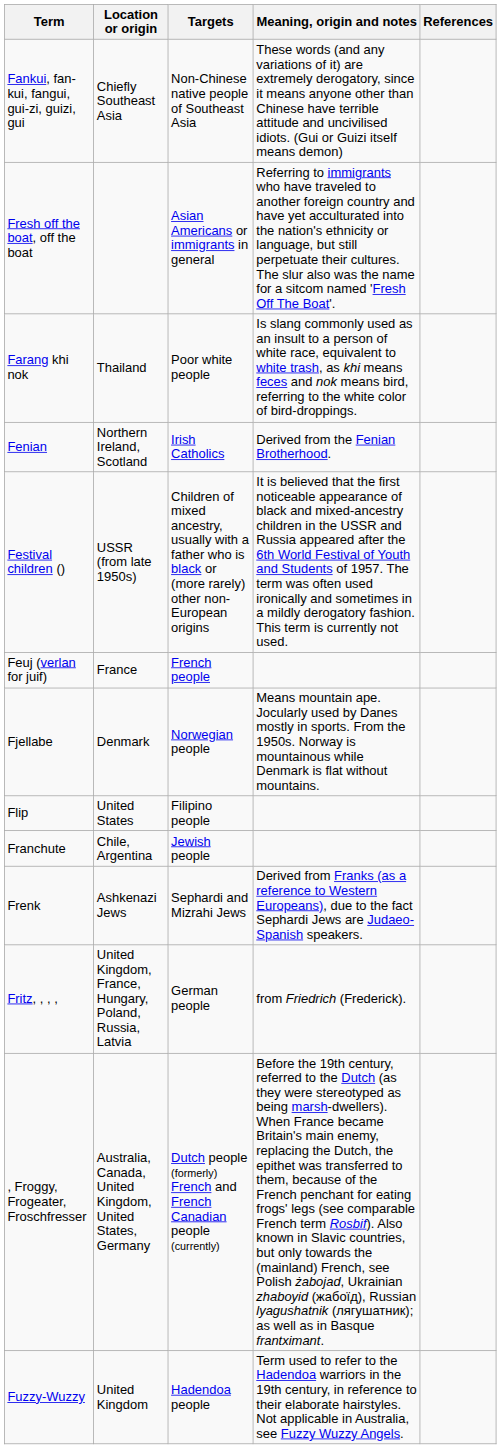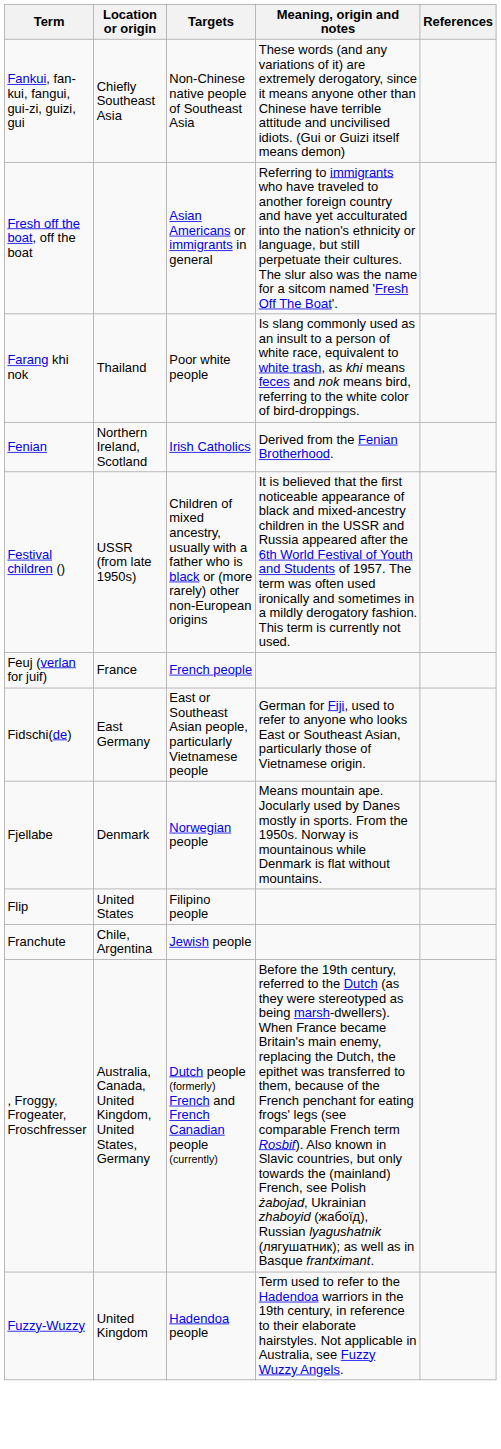+ row: (39, 734)
- row: (24, 905)
- row: (33, 999)
